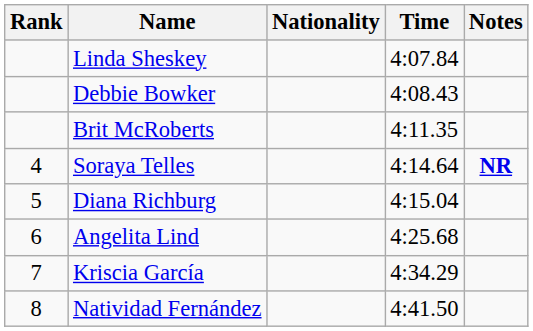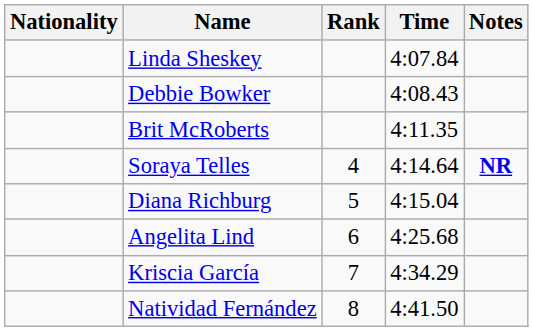columns swapped: (36, 22) <-> (326, 22)
